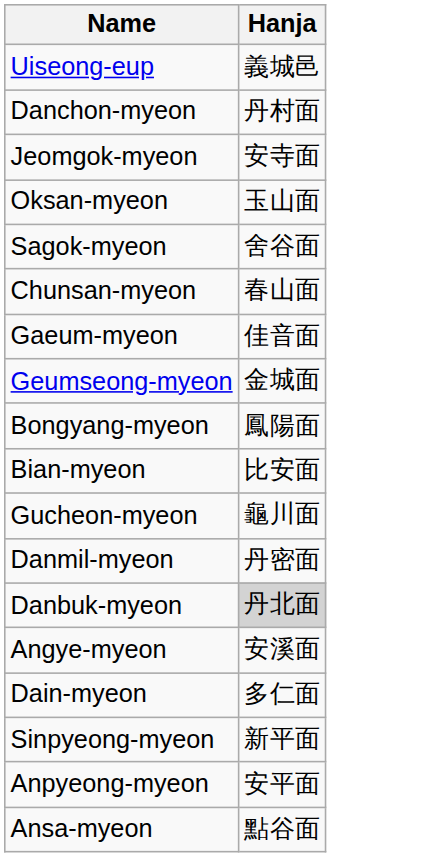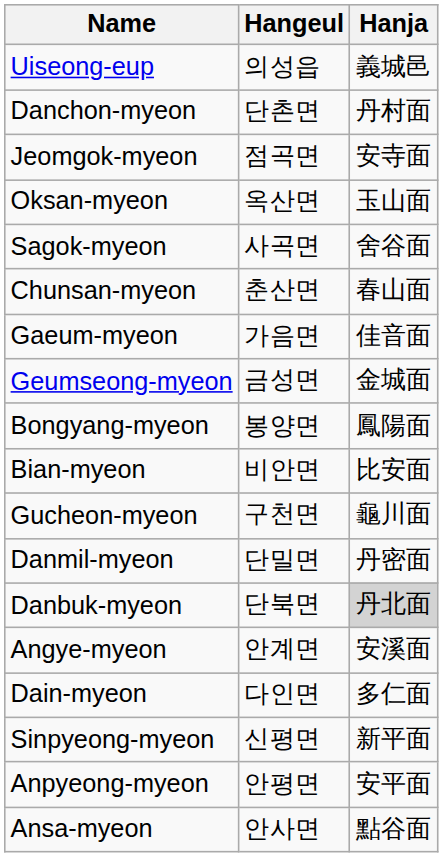+ column: (294, 24)
